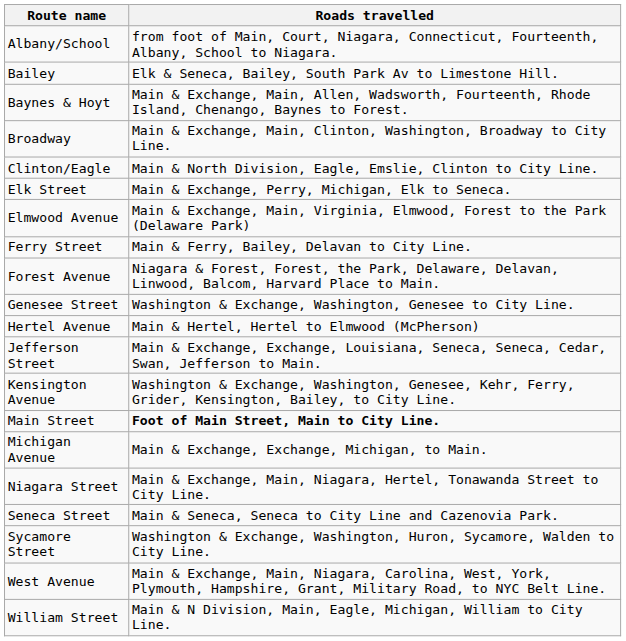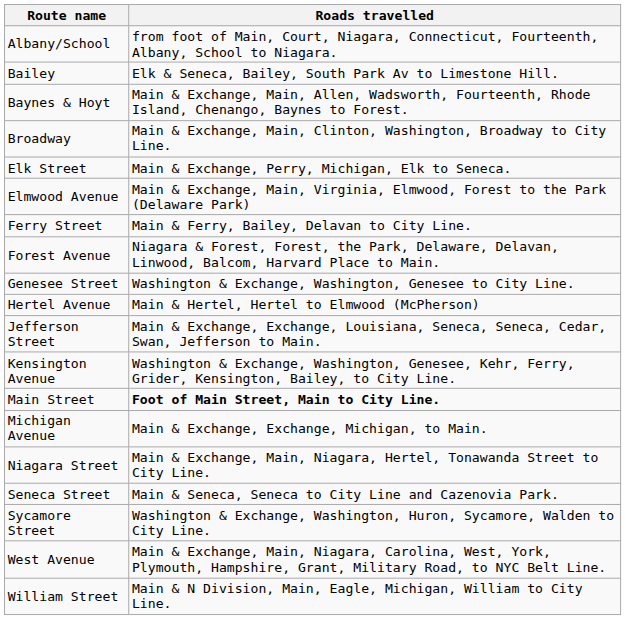- row: (59, 168)
